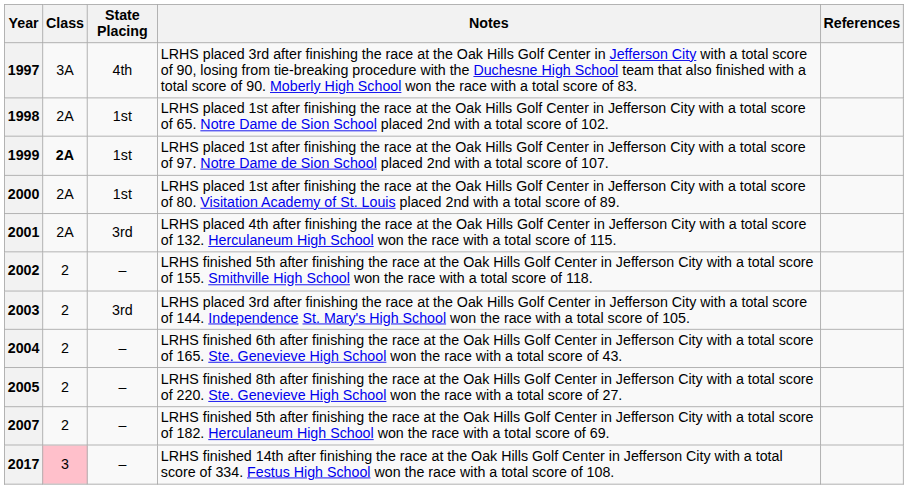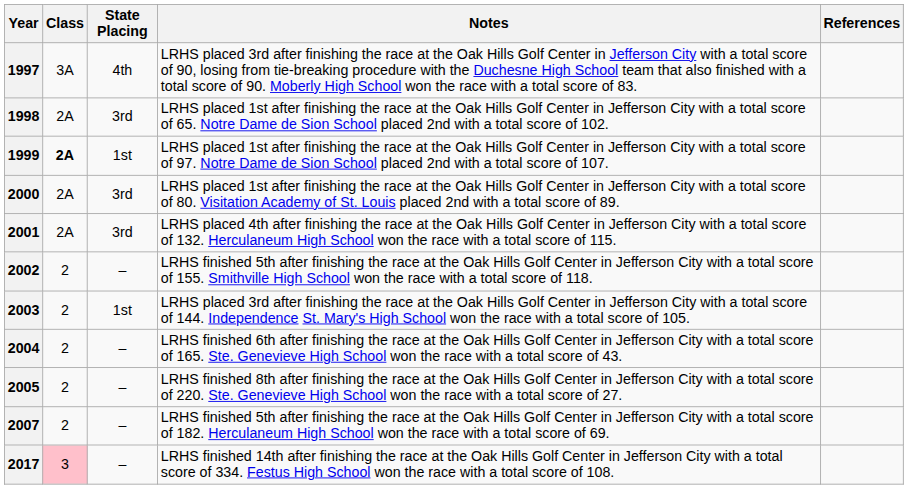(122, 117) 1st -> (122, 117) 3rd
(122, 194) 1st -> (122, 194) 3rd
(122, 310) 3rd -> (122, 310) 1st
